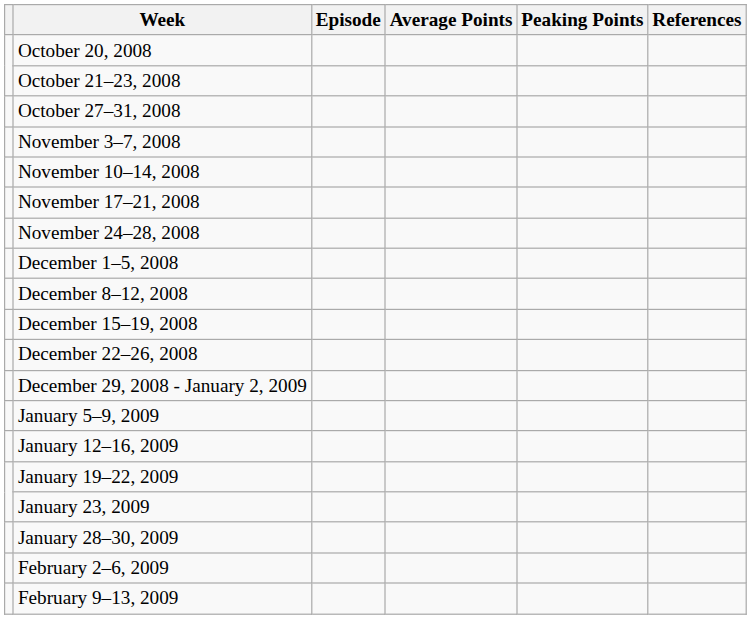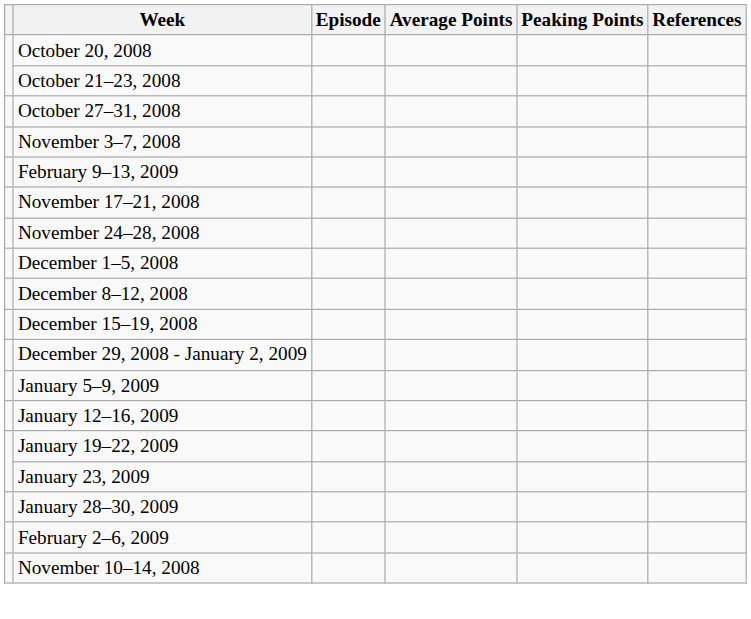rows swapped: (109, 171) <-> (98, 598)
- row: (108, 354)
